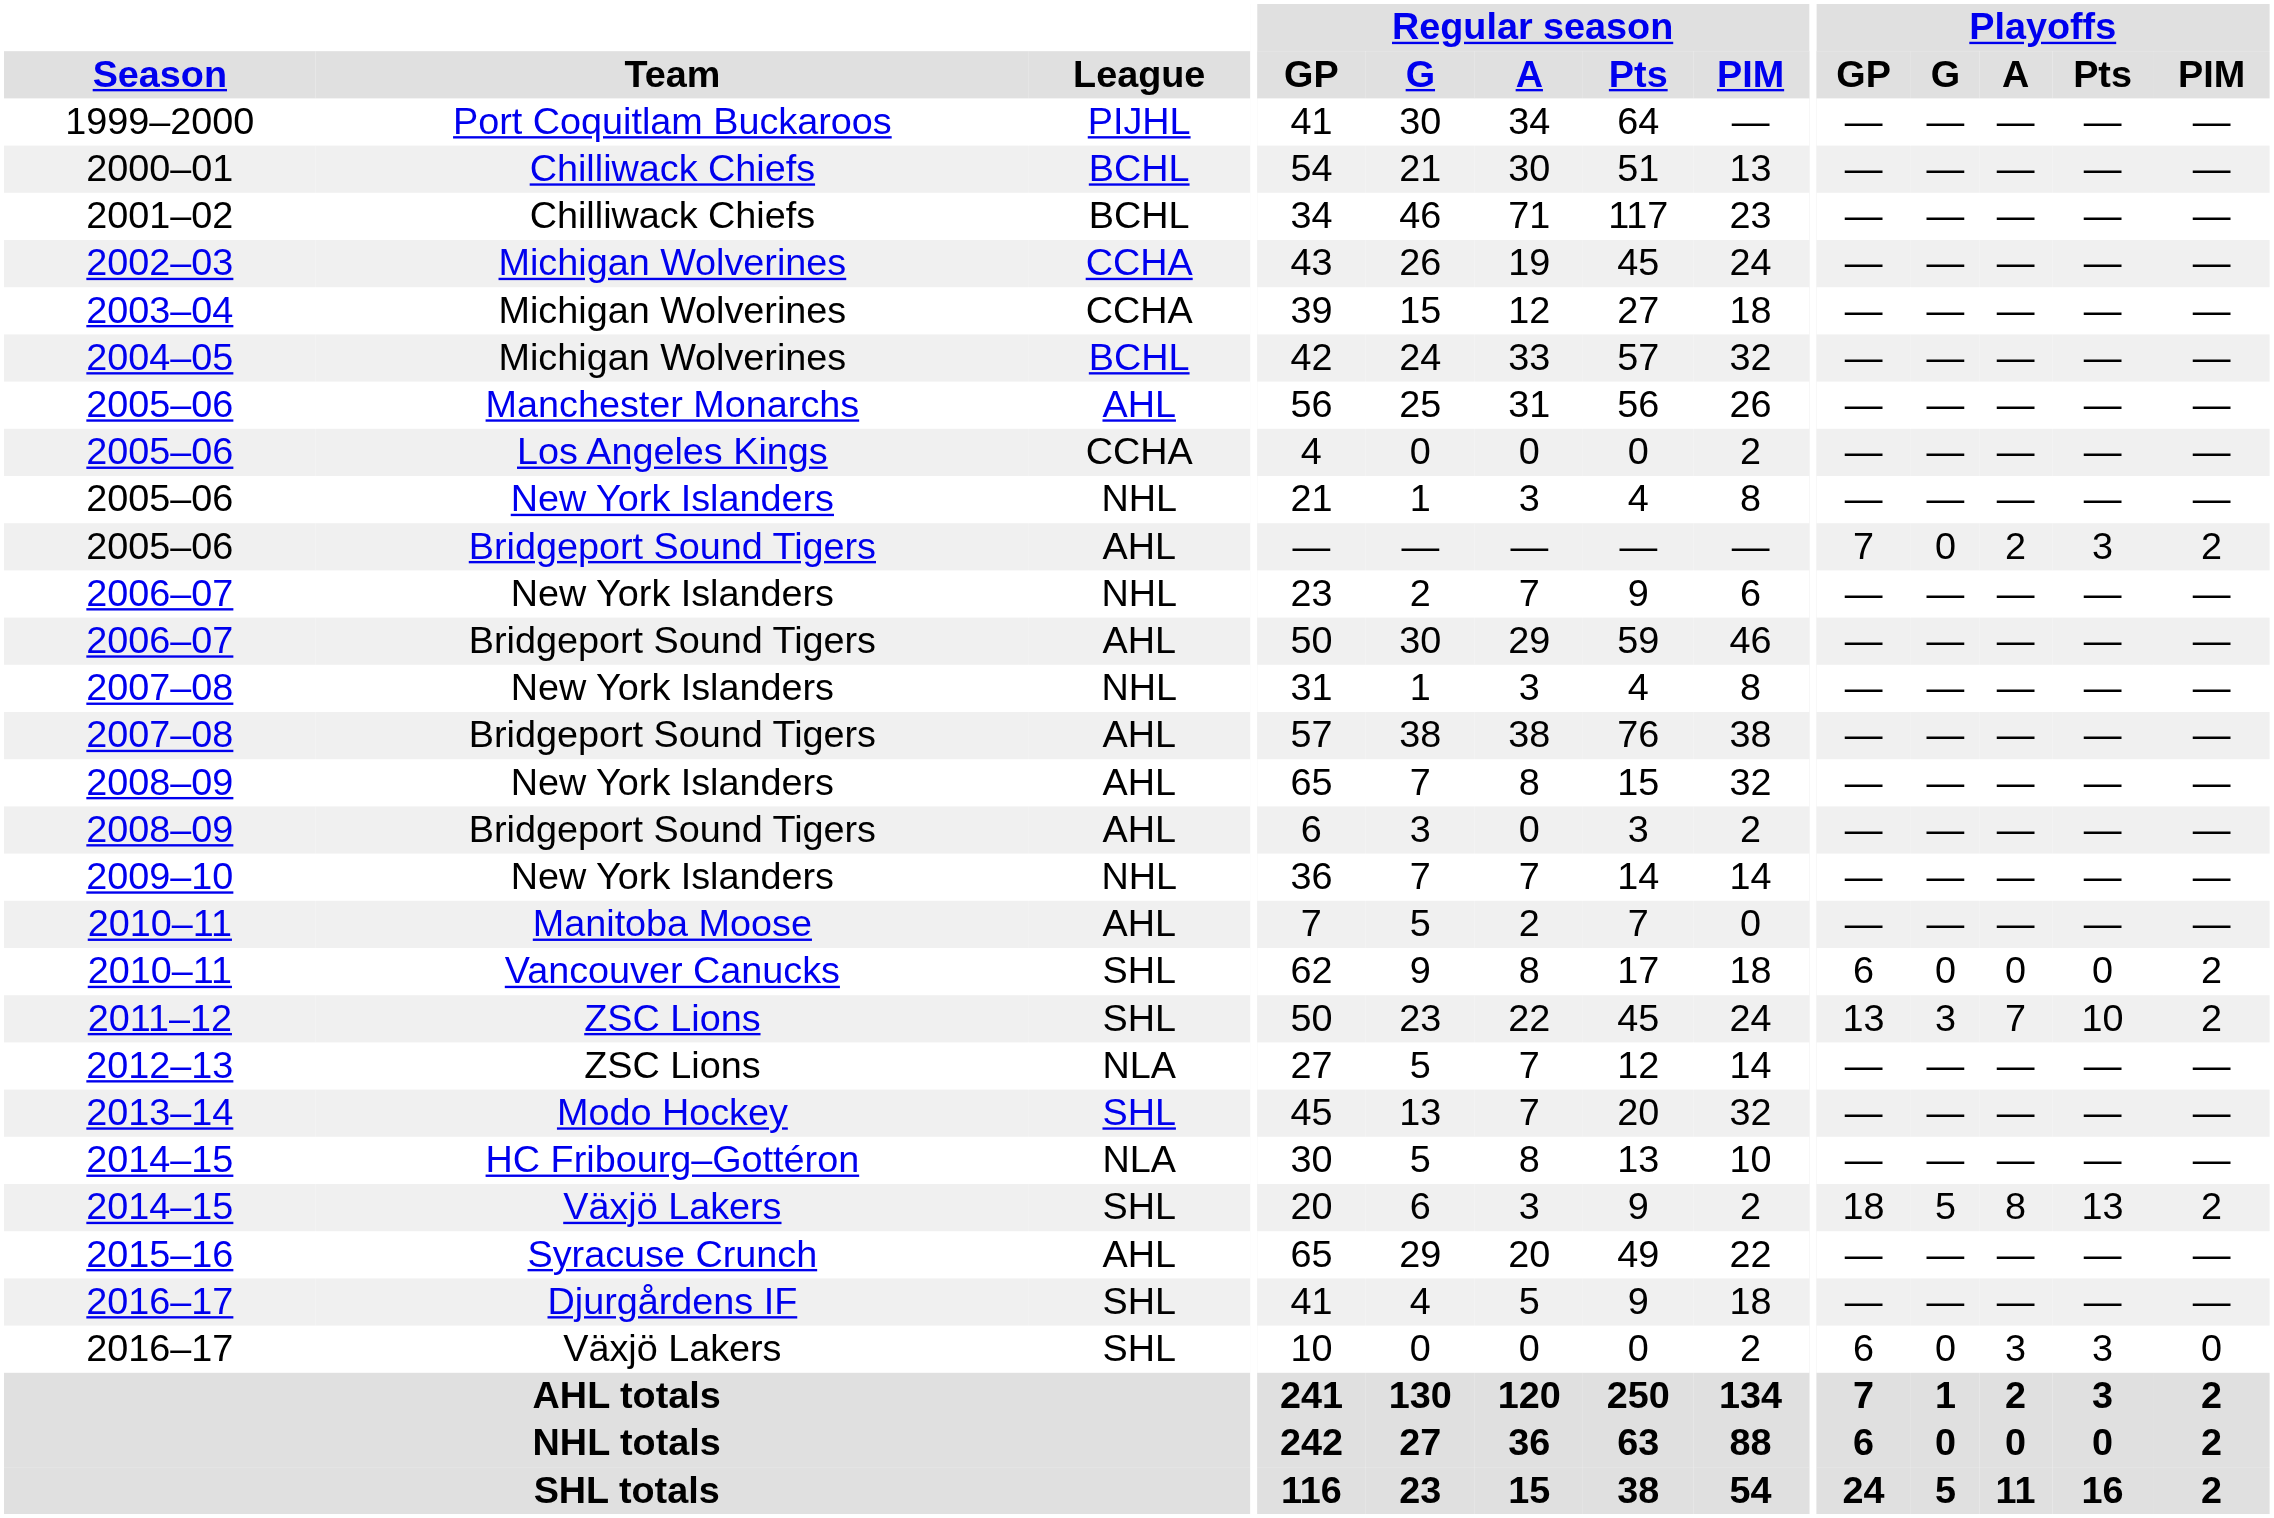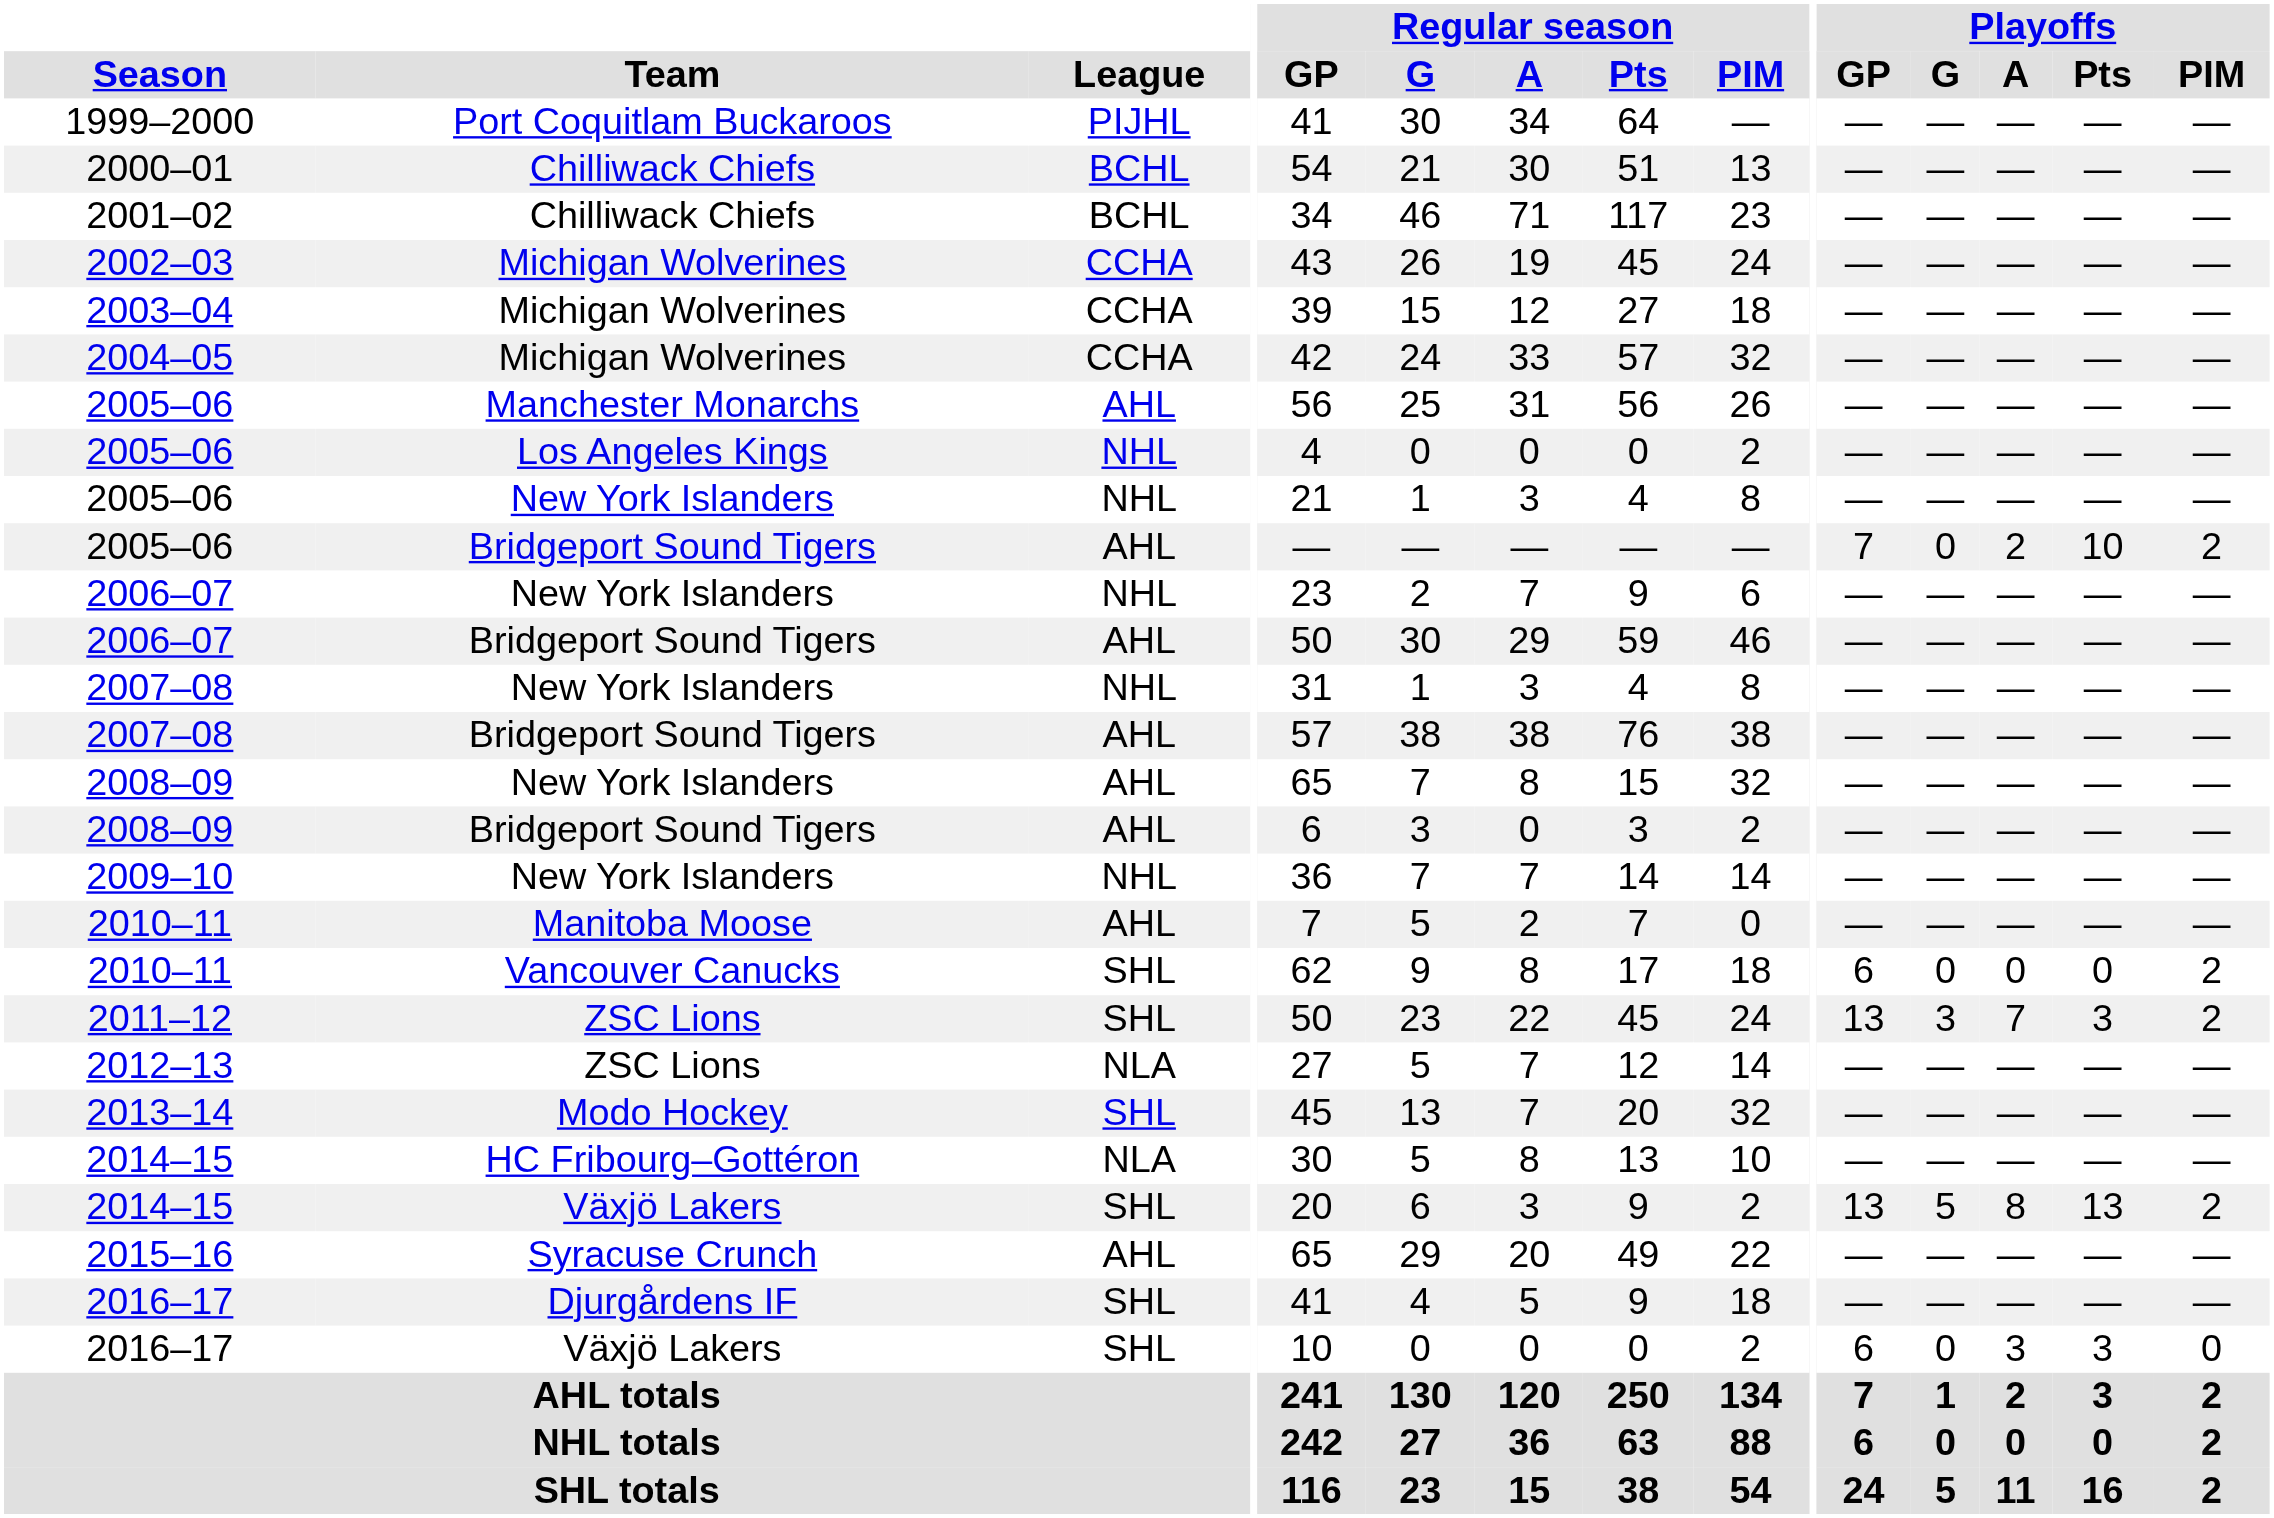(1139, 357) BCHL -> (1139, 357) CCHA
(1139, 451) CCHA -> (1139, 451) NHL
(2103, 546) 3 -> (2103, 546) 10
(2103, 1018) 10 -> (2103, 1018) 3
(1864, 1206) 18 -> (1864, 1206) 13
